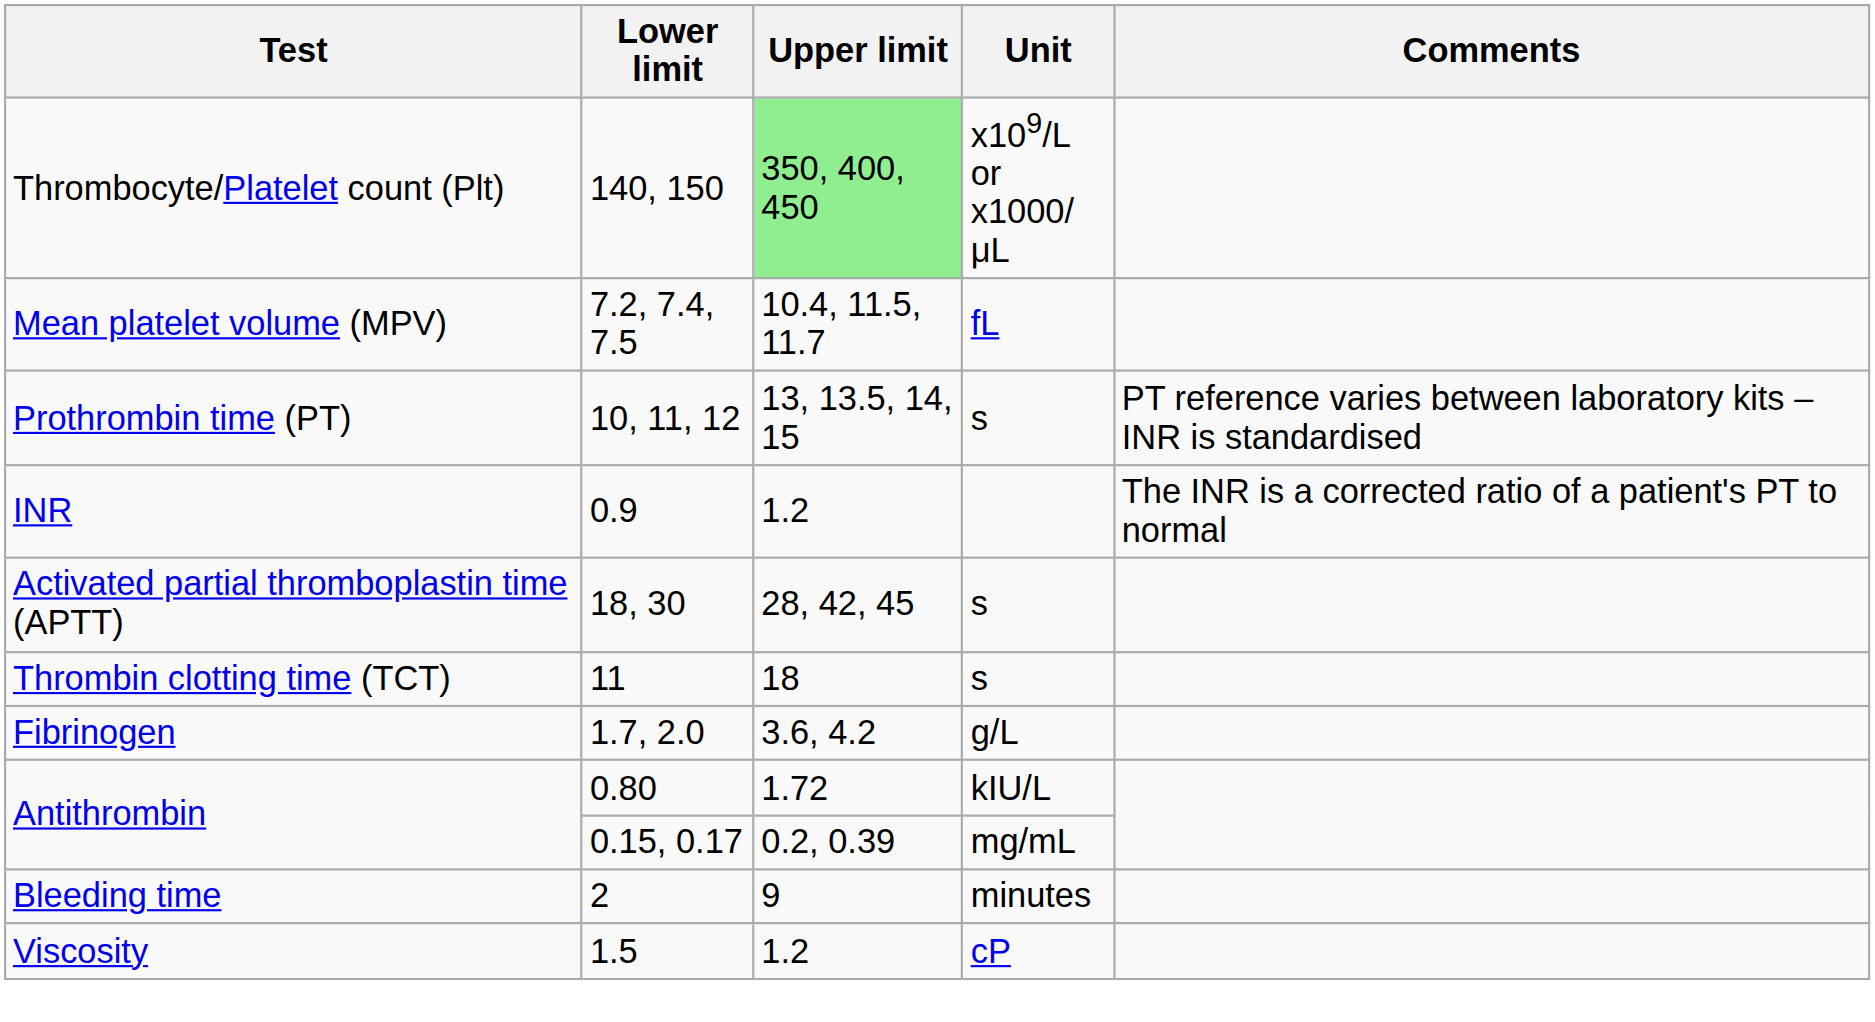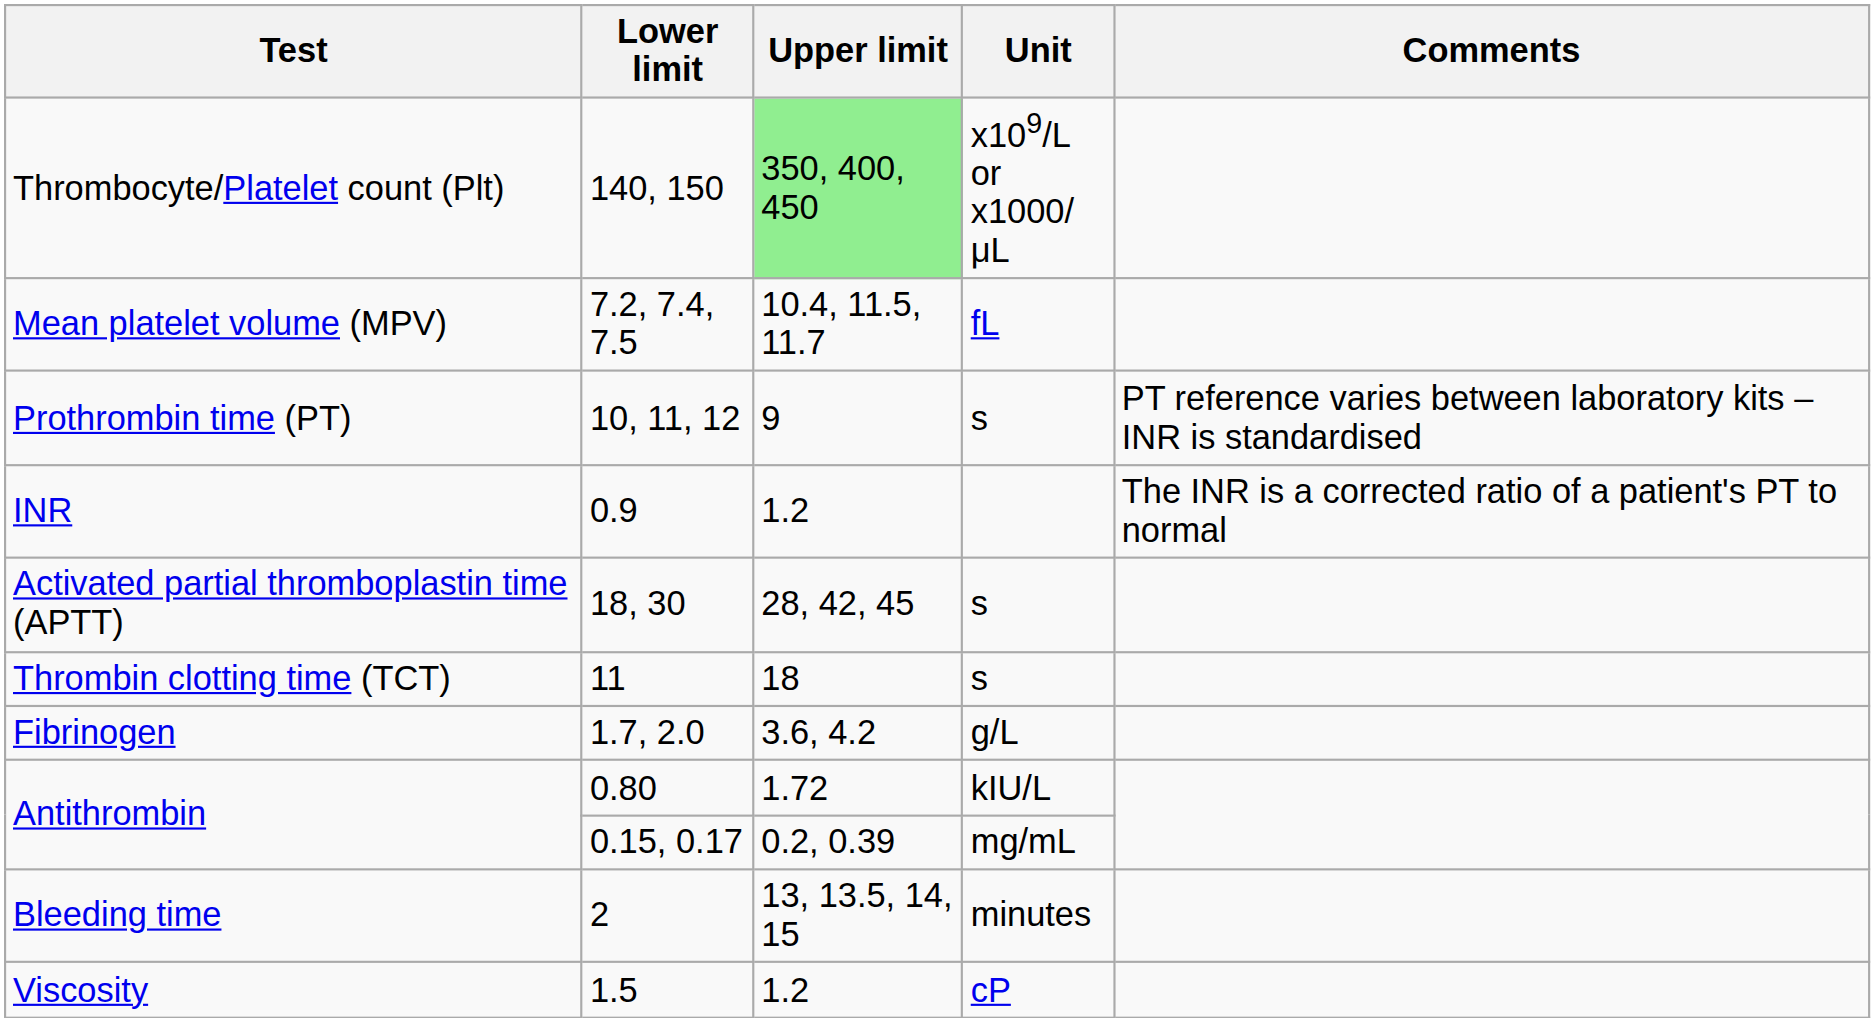(857, 417) 13, 13.5, 14, 15 -> (771, 417) 9
(771, 896) 9 -> (857, 915) 13, 13.5, 14, 15
